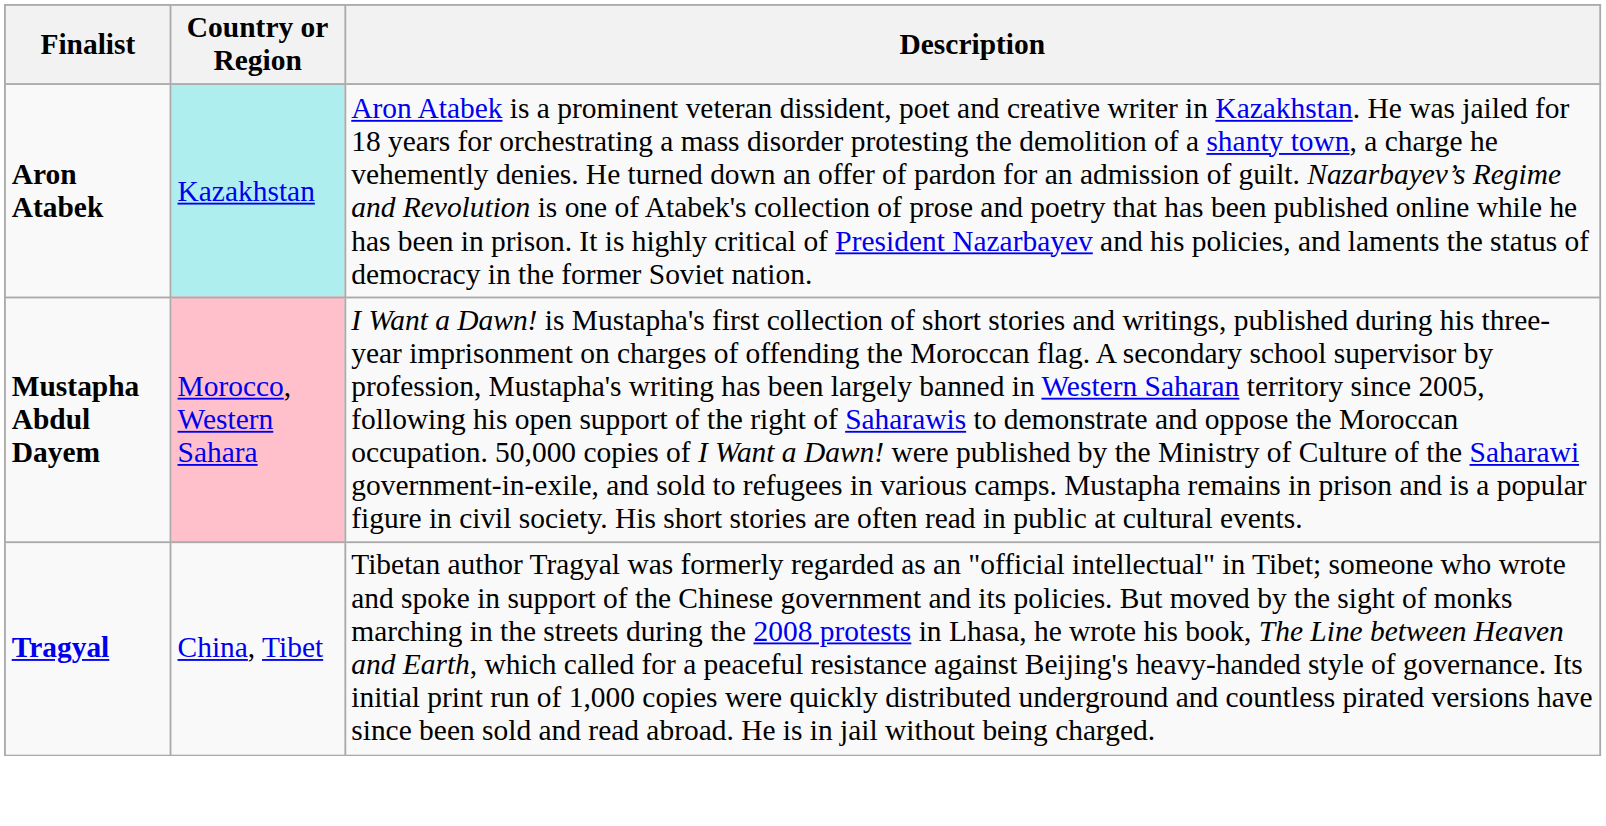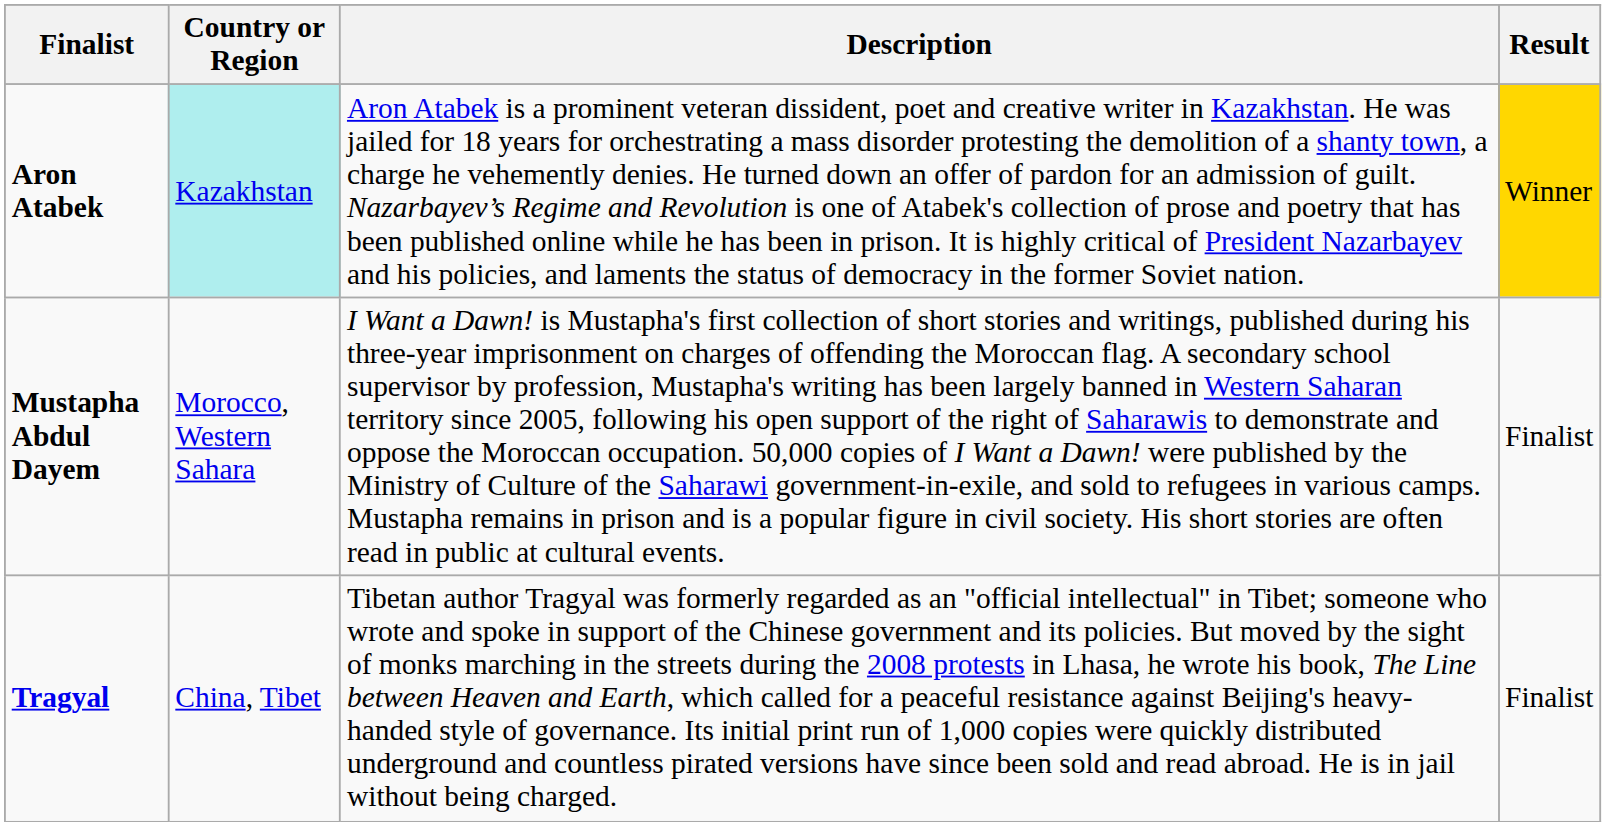+ column: (1549, 44)
(234, 419) pink background -> (232, 435) no background
